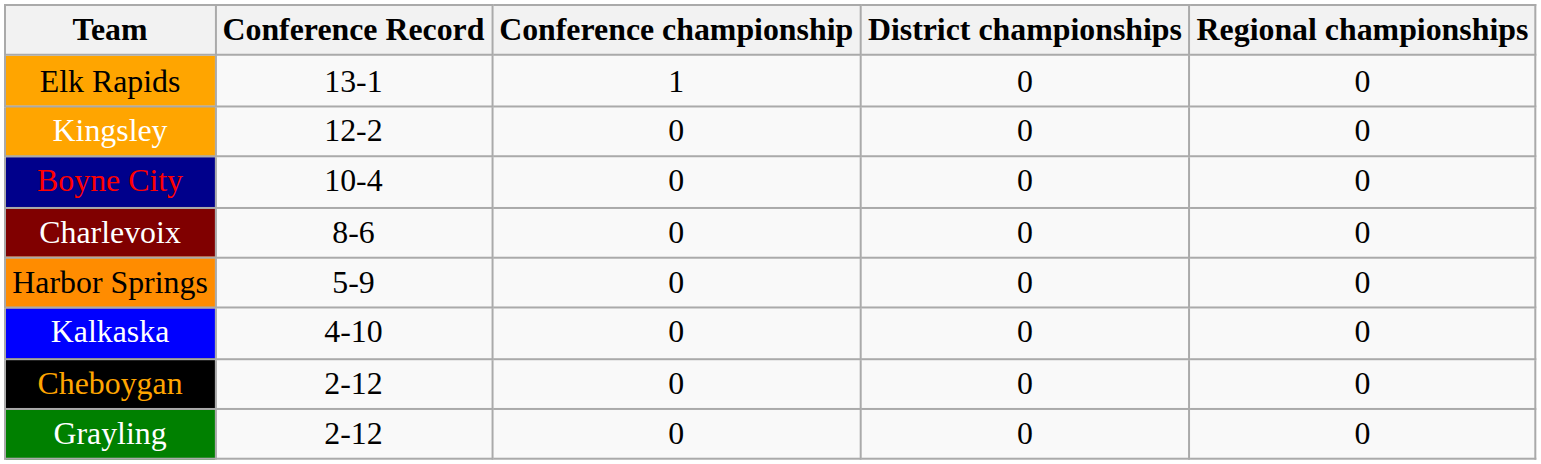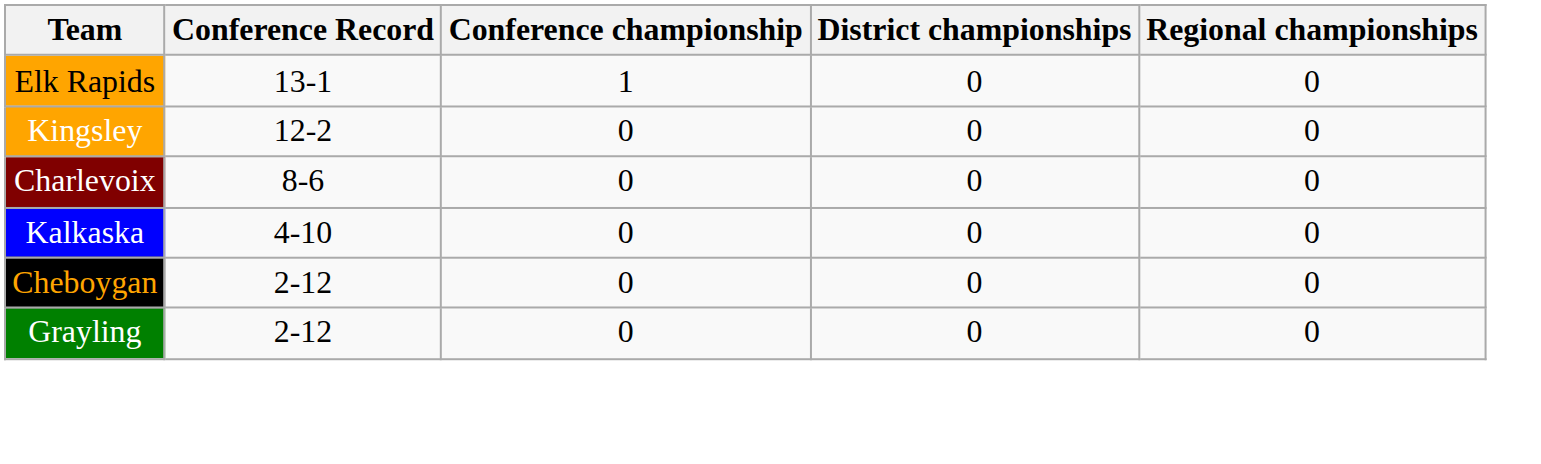- row: (110, 181)
- row: (110, 282)
